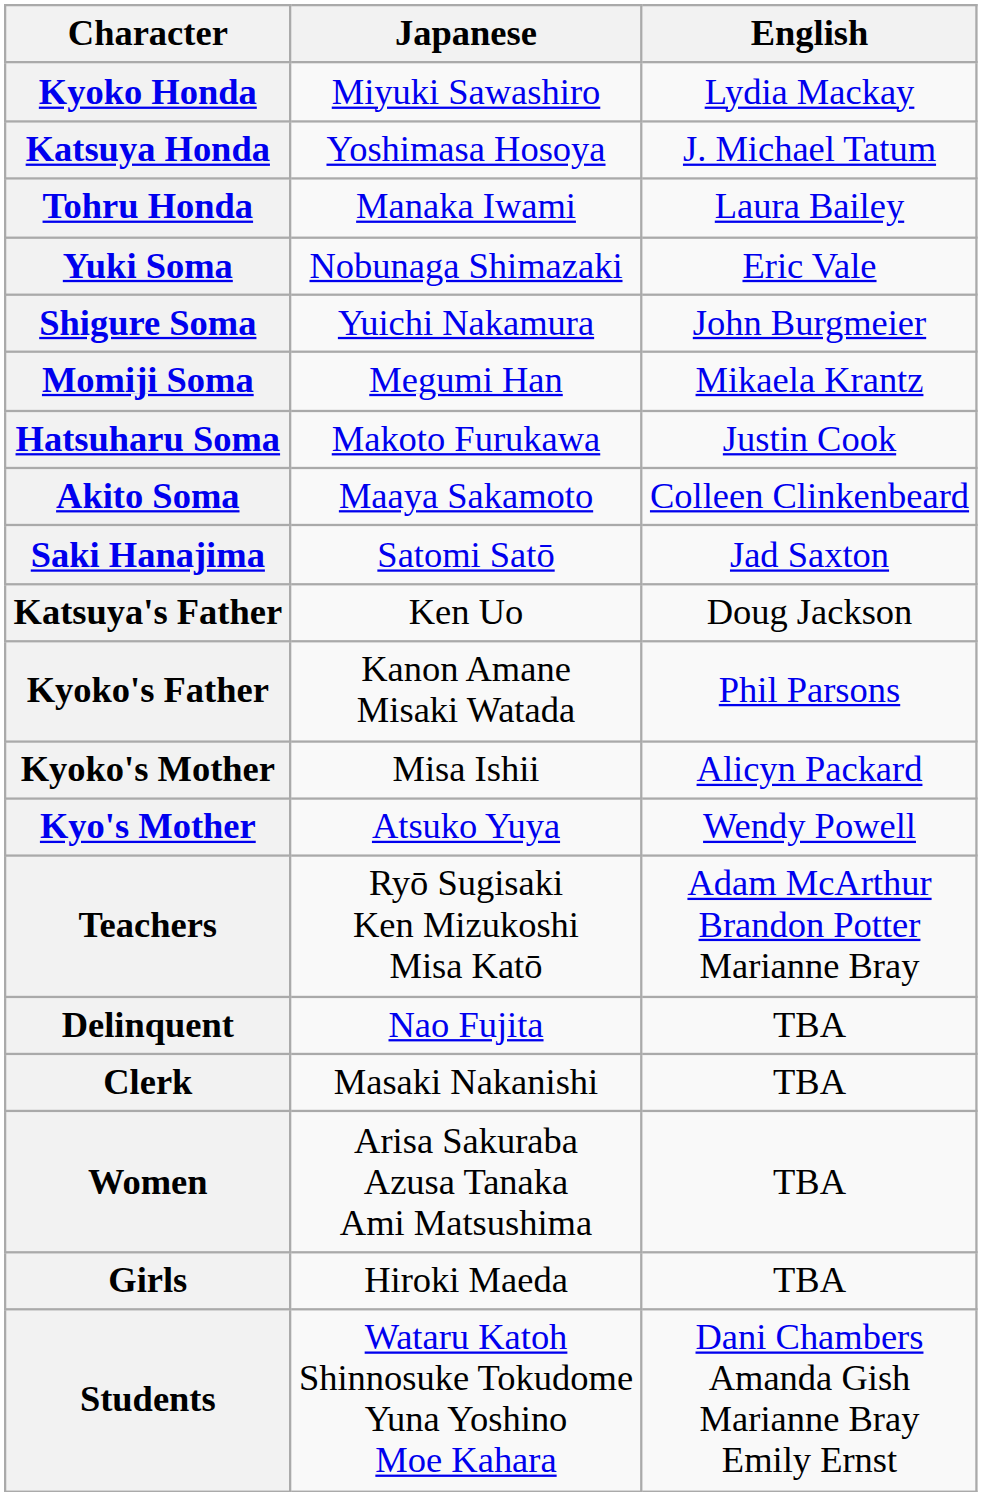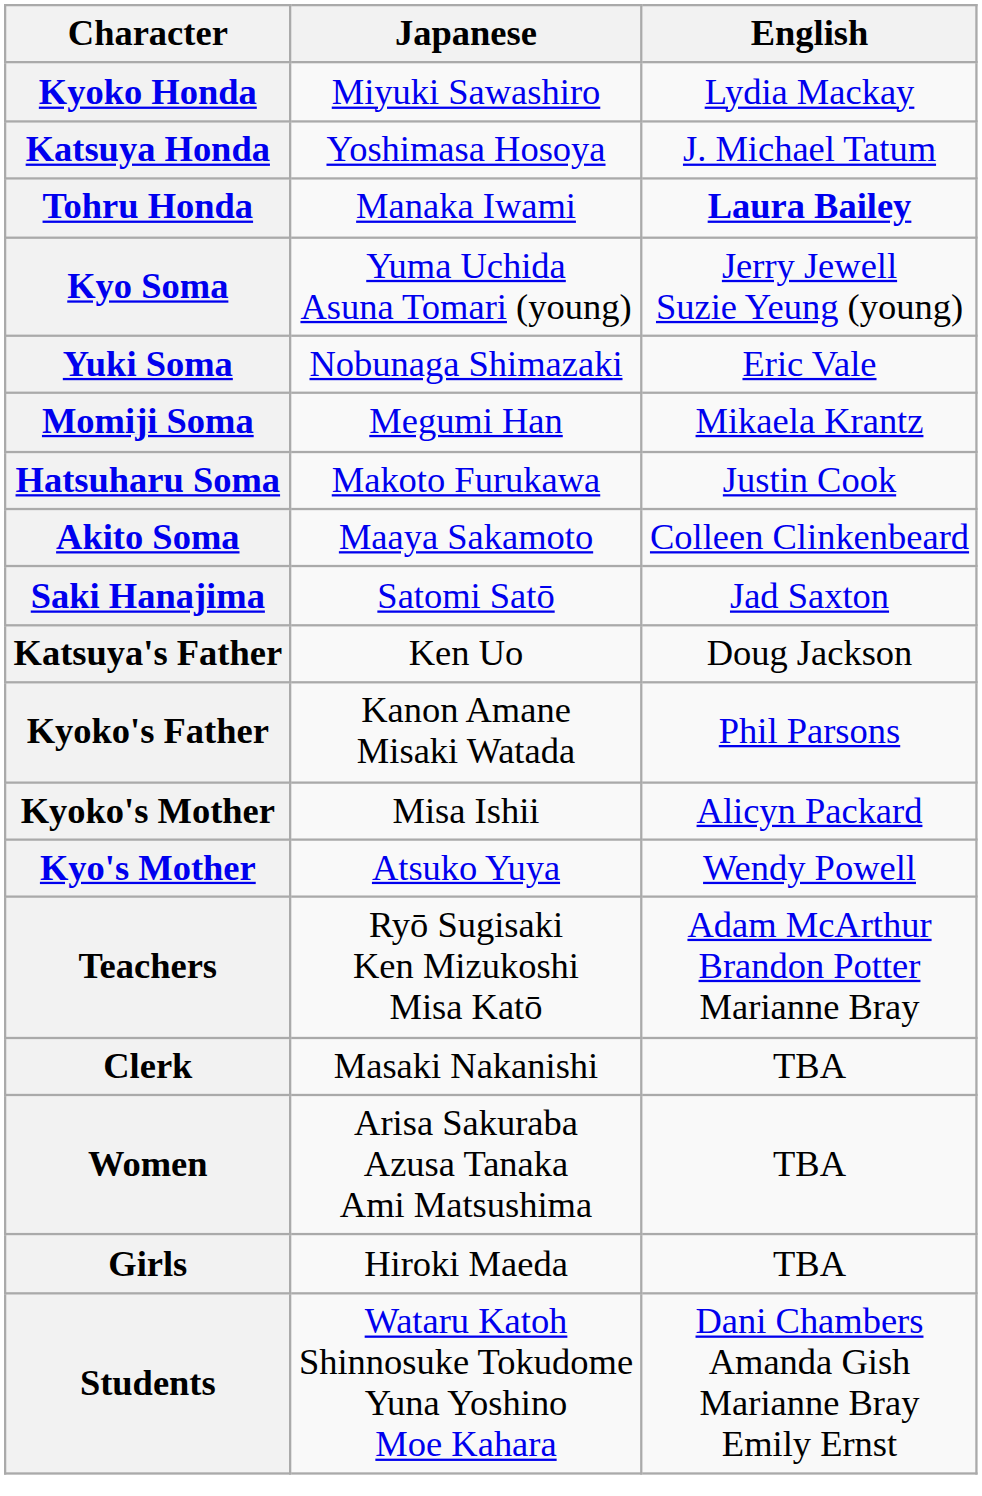(809, 206) normal -> (810, 206) bold
+ row: (148, 285)
- row: (148, 322)
- row: (148, 1024)
